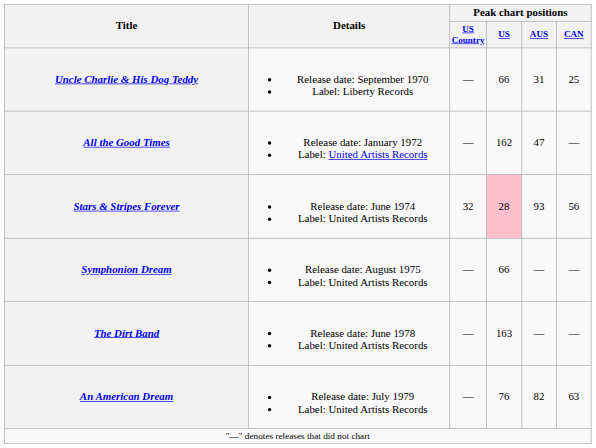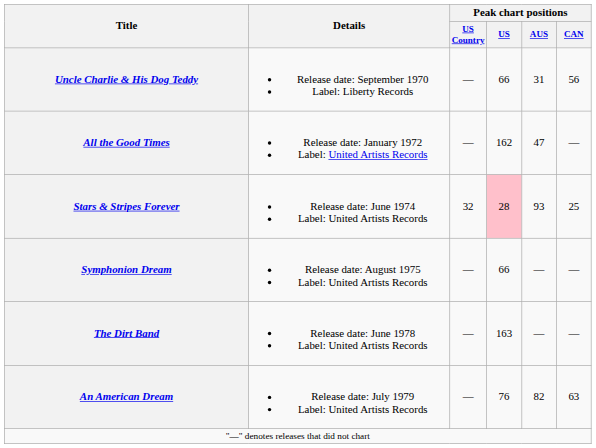(574, 79) 25 -> (574, 79) 56
(574, 206) 56 -> (574, 206) 25
